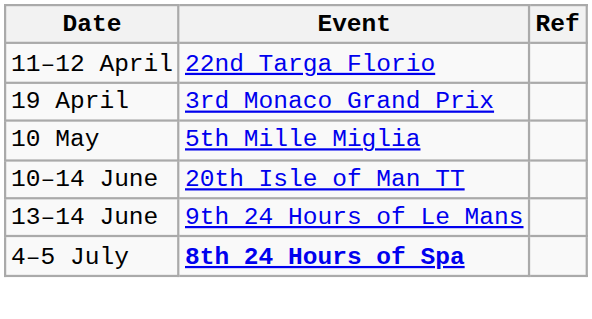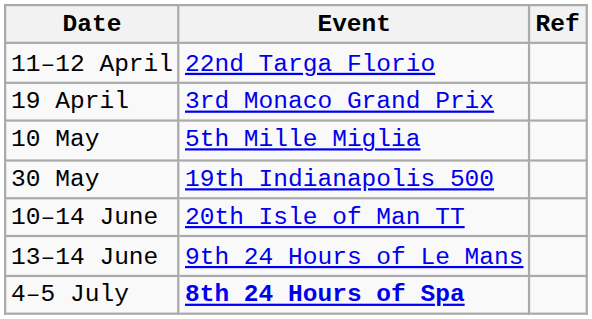+ row: (55, 179)
